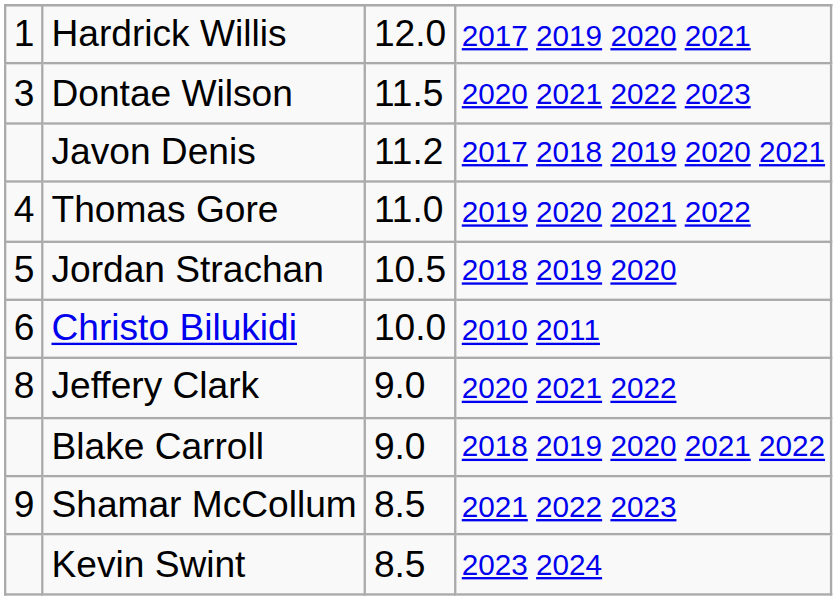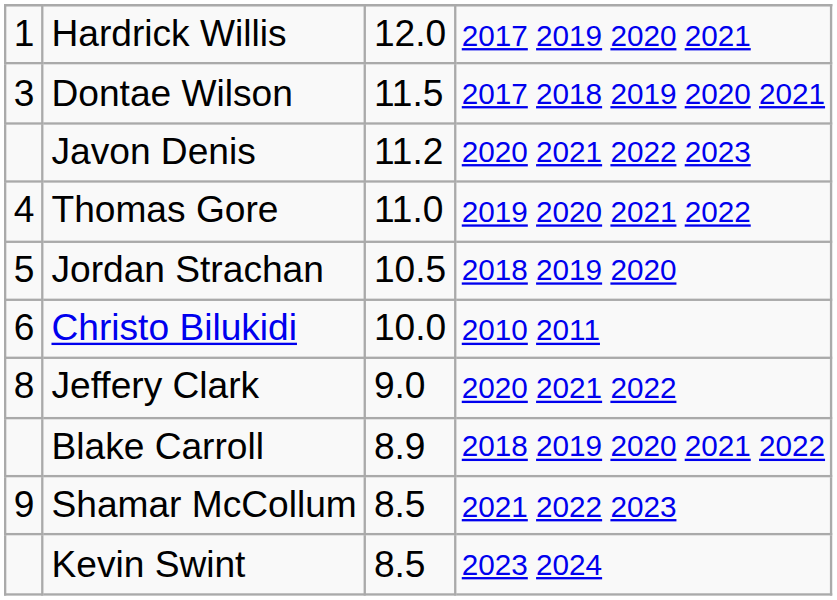(606, 93) 2020 2021 2022 2023 -> (643, 93) 2017 2018 2019 2020 2021
(643, 152) 2017 2018 2019 2020 2021 -> (606, 152) 2020 2021 2022 2023
(400, 446) 9.0 -> (400, 446) 8.9
